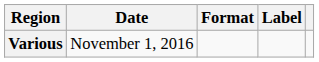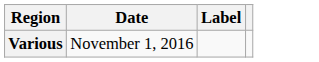- column: (228, 17)
